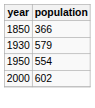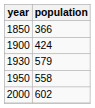+ row: (18, 45)
(43, 62) 554 -> (43, 78) 558
